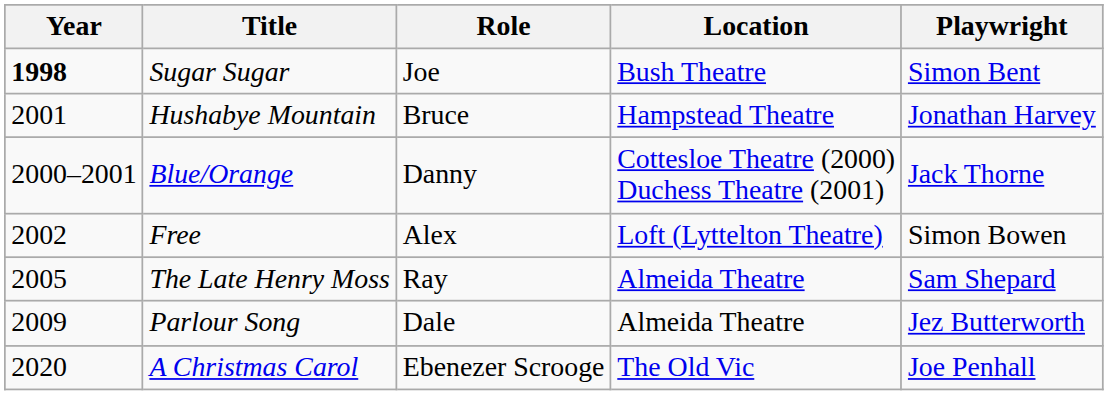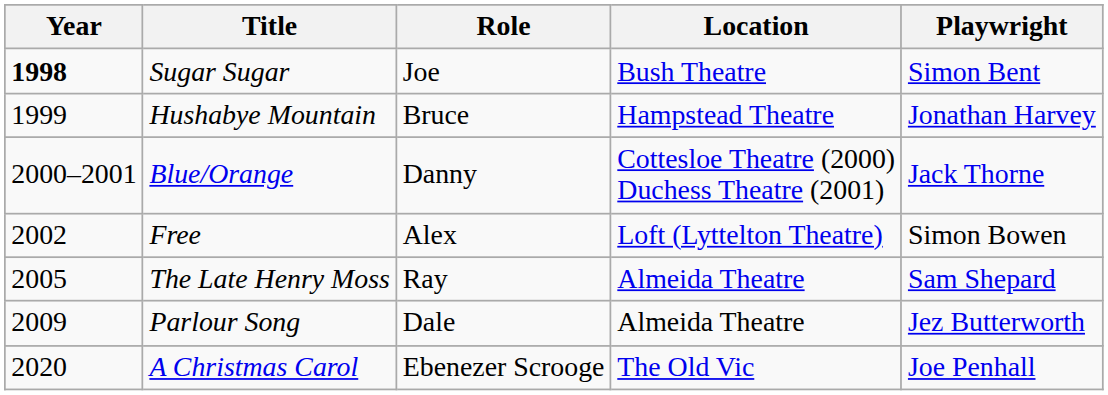(39, 114) 2001 -> (39, 114) 1999
